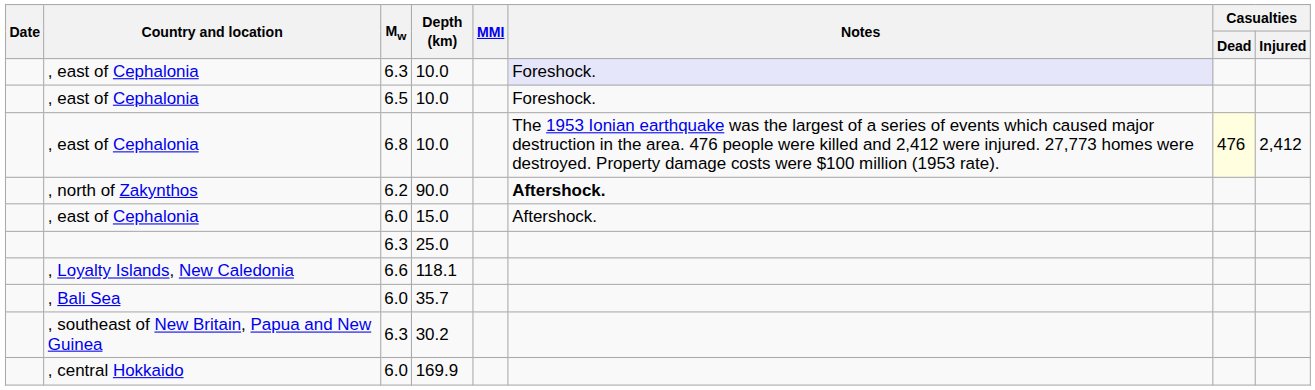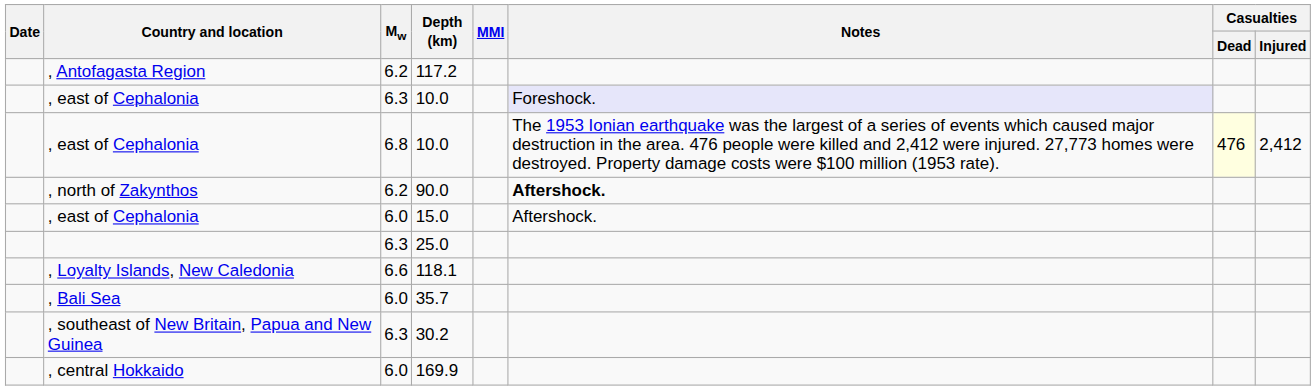+ row: (127, 71)
- row: (123, 98)
